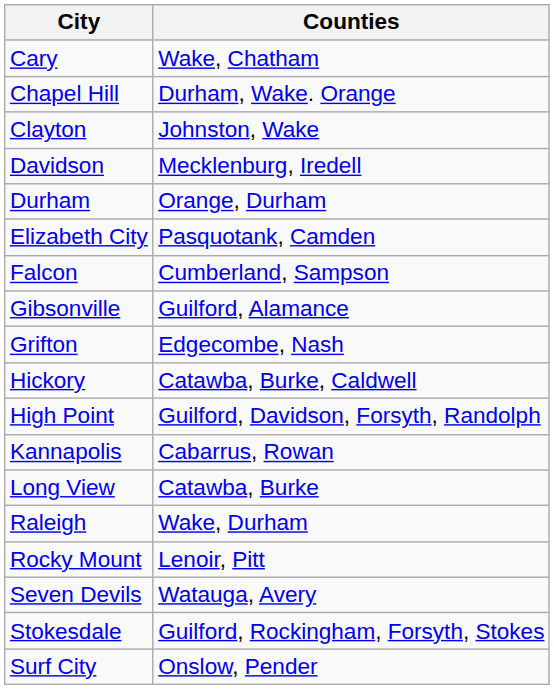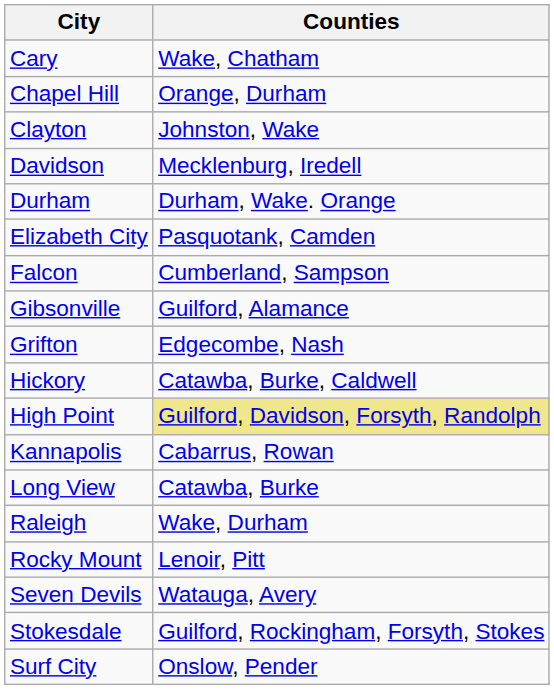(277, 93) Durham, Wake. Orange -> (242, 93) Orange, Durham
(242, 201) Orange, Durham -> (277, 201) Durham, Wake. Orange
(349, 415) no background -> (349, 415) khaki background
